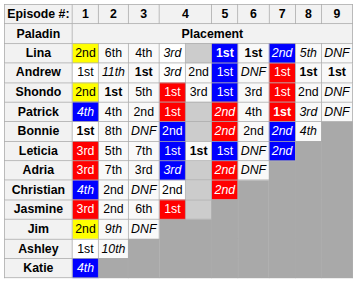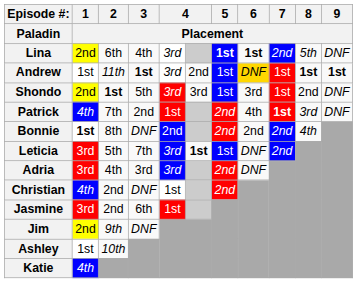(253, 72) no background -> (253, 72) gold background
(172, 92) 1st -> (172, 92) 3rd
(113, 111) 4th -> (113, 111) 7th
(172, 151) 1st -> (172, 151) 3rd
(113, 170) 7th -> (113, 170) 4th
(172, 190) 2nd -> (172, 190) 1st
